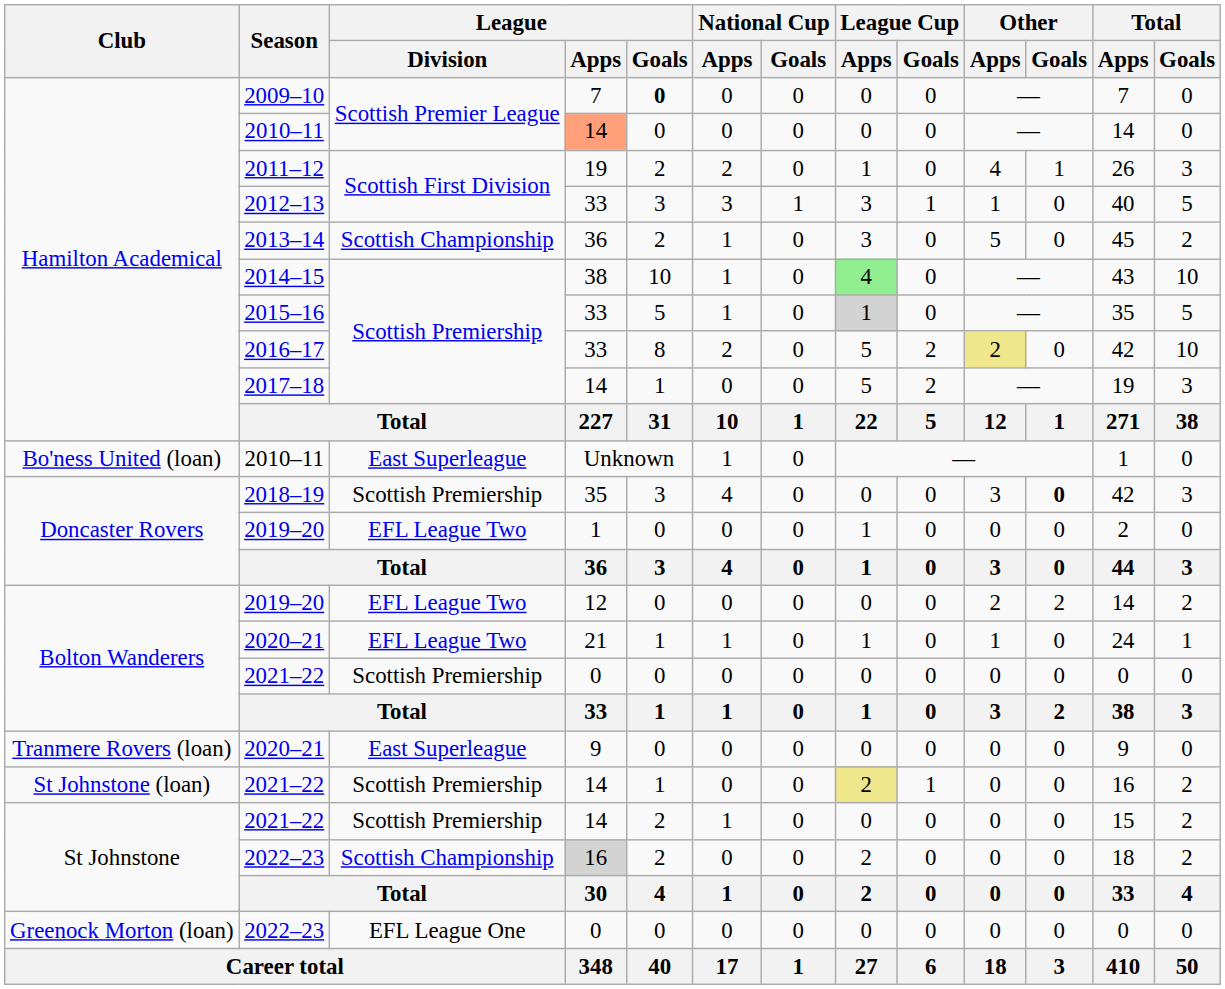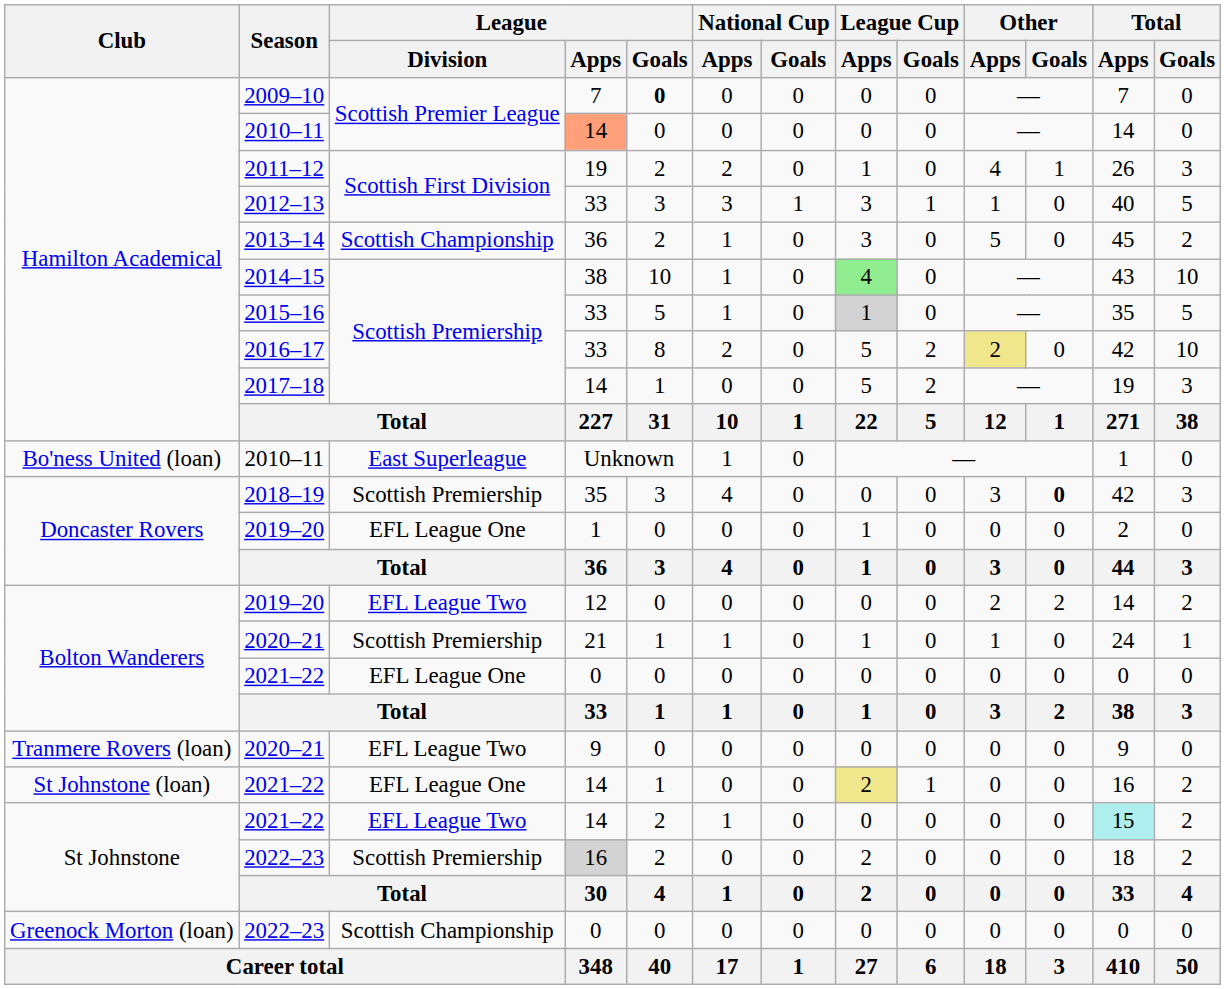(447, 530) EFL League Two -> (447, 530) EFL League One
(447, 639) EFL League Two -> (447, 639) Scottish Premiership
(447, 675) Scottish Premiership -> (447, 675) EFL League One
(447, 748) East Superleague -> (447, 748) EFL League Two
(447, 784) Scottish Premiership -> (447, 784) EFL League One
(447, 820) Scottish Premiership -> (447, 820) EFL League Two
(1123, 820) no background -> (1123, 820) paleturquoise background
(447, 857) Scottish Championship -> (447, 857) Scottish Premiership
(447, 929) EFL League One -> (447, 929) Scottish Championship
